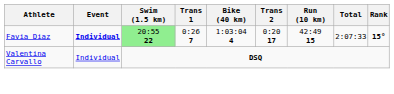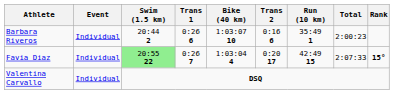+ row: (22, 36)
(98, 36) bold -> (98, 57) normal
